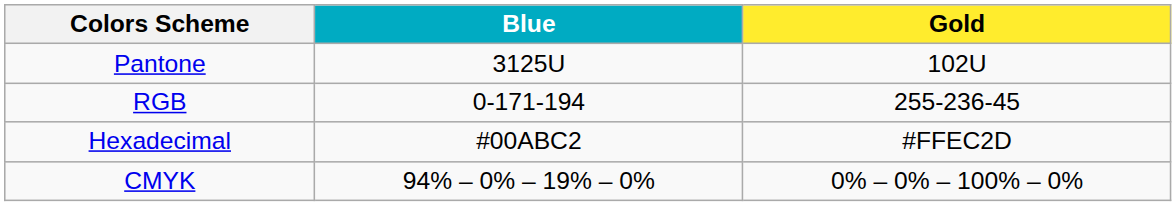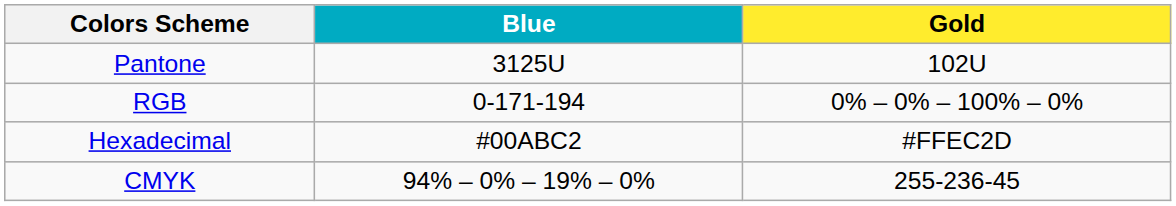(957, 102) 255-236-45 -> (957, 102) 0% – 0% – 100% – 0%
(957, 180) 0% – 0% – 100% – 0% -> (957, 180) 255-236-45
